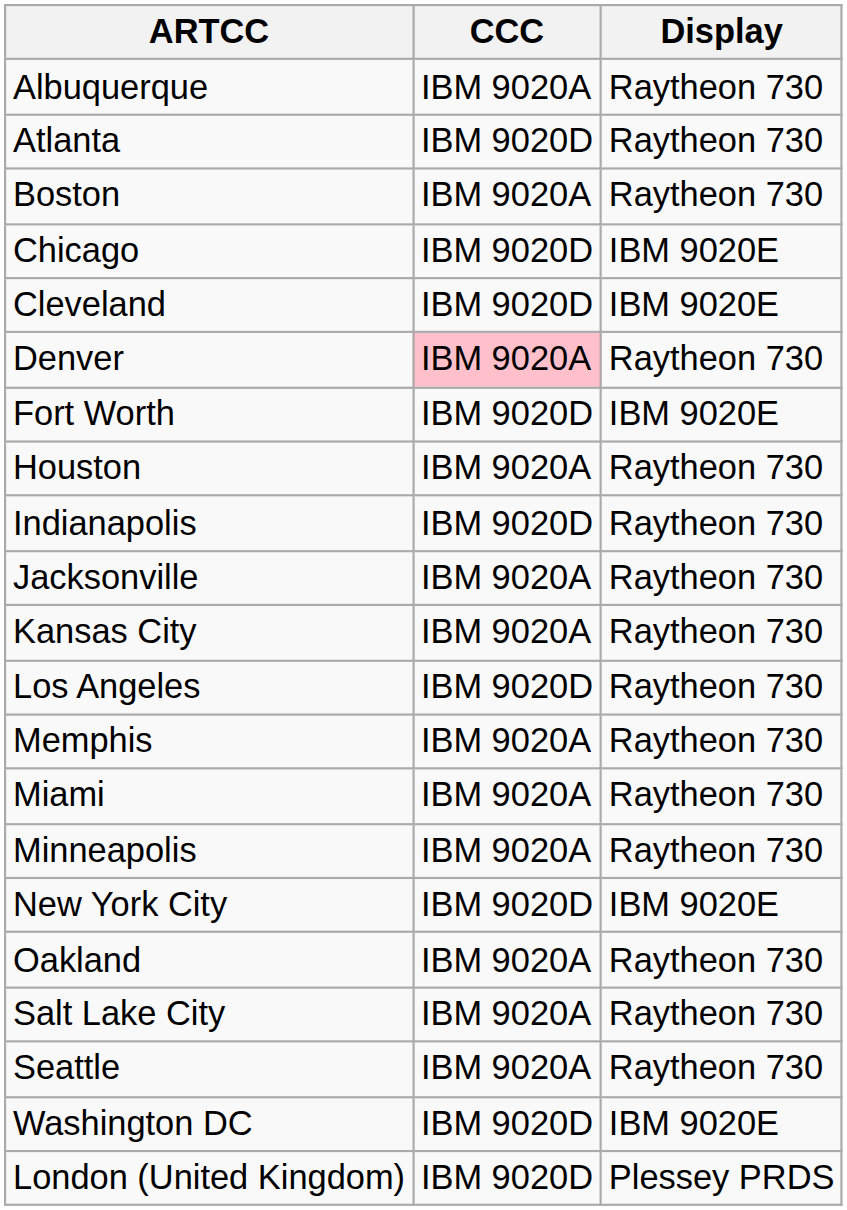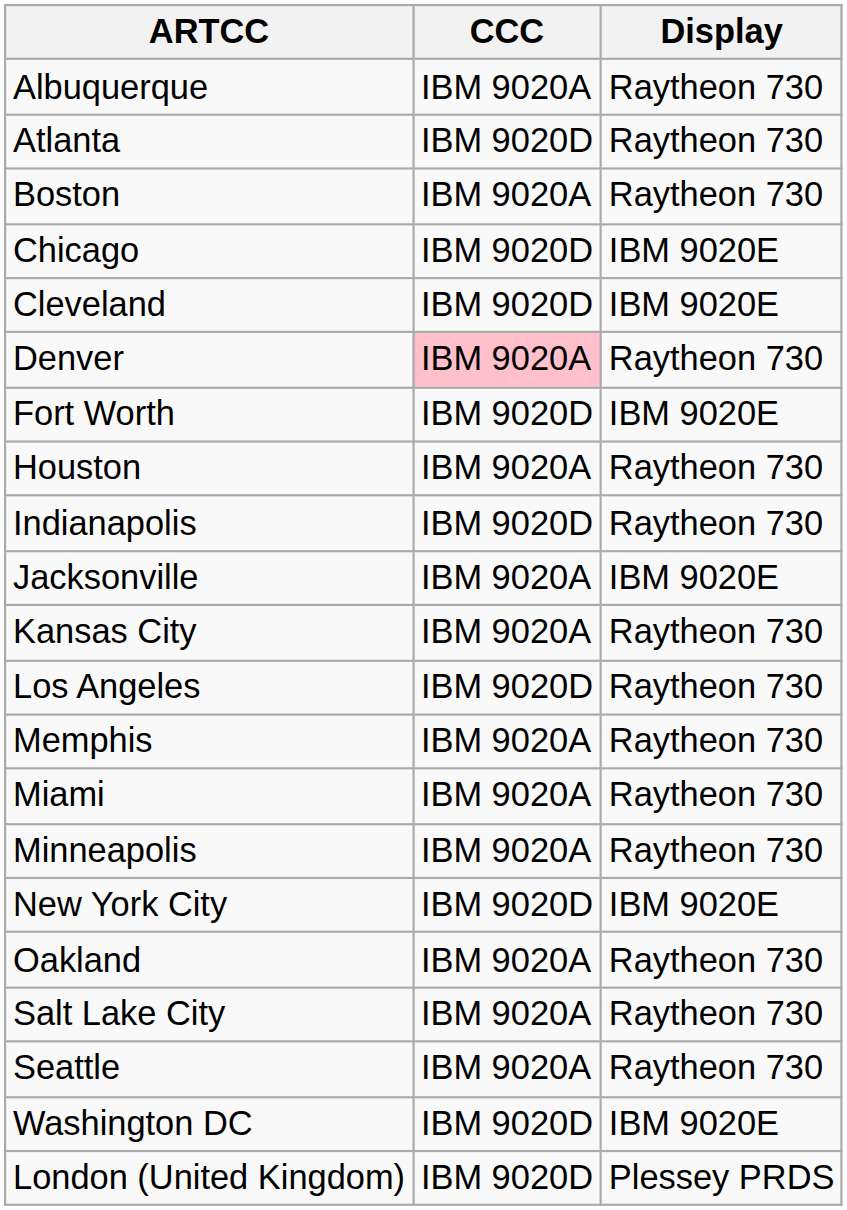(716, 577) Raytheon 730 -> (694, 577) IBM 9020E
